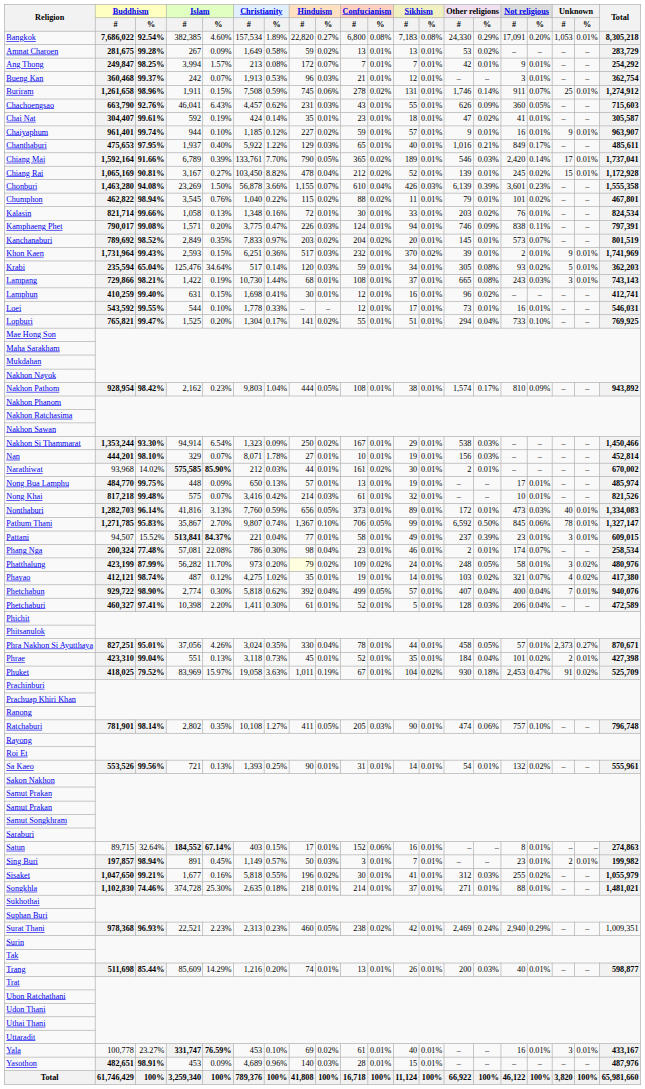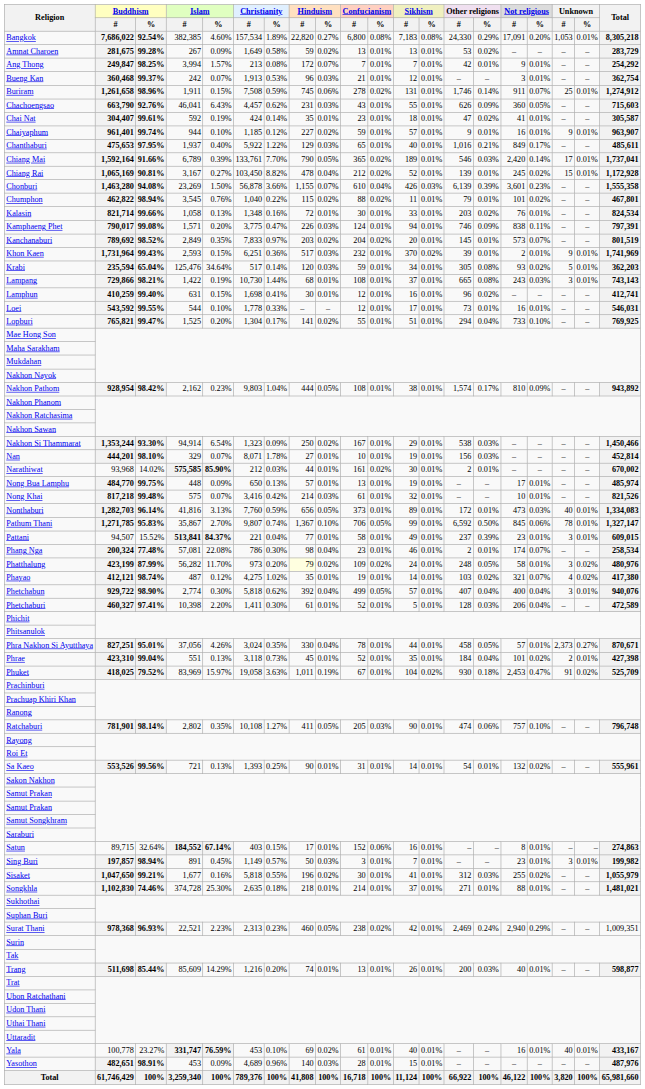(571, 591) 7 -> (571, 591) 3
(571, 861) 2 -> (571, 861) 3
(571, 1050) 3 -> (569, 1050) 40
